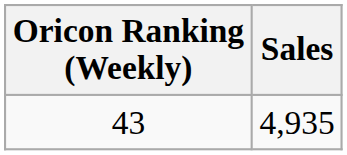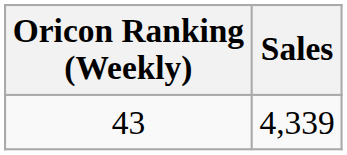(297, 121) 4,935 -> (297, 121) 4,339
